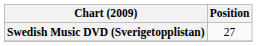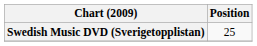(230, 31) 27 -> (230, 31) 25
